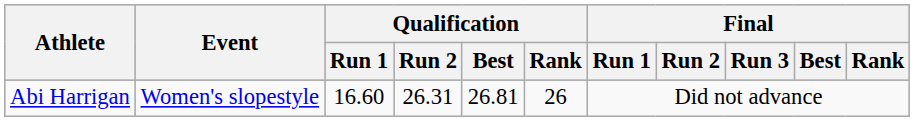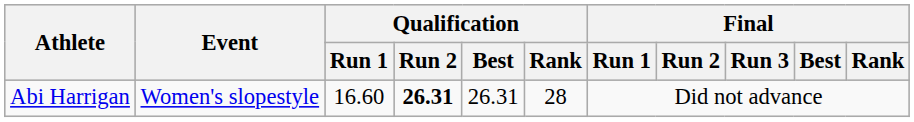(428, 98) normal -> (428, 98) bold
(493, 98) 26.81 -> (493, 98) 26.31
(556, 98) 26 -> (556, 98) 28
